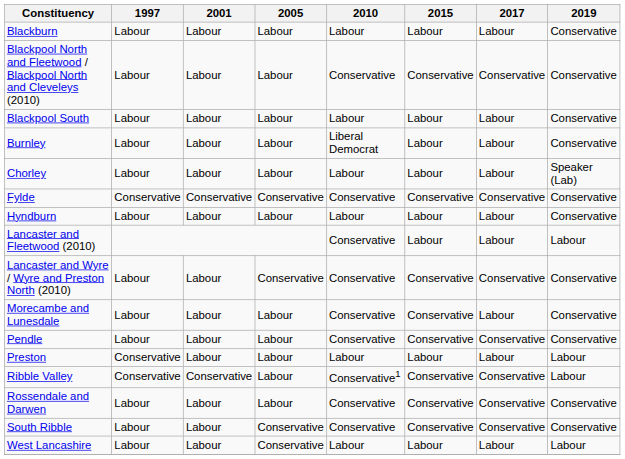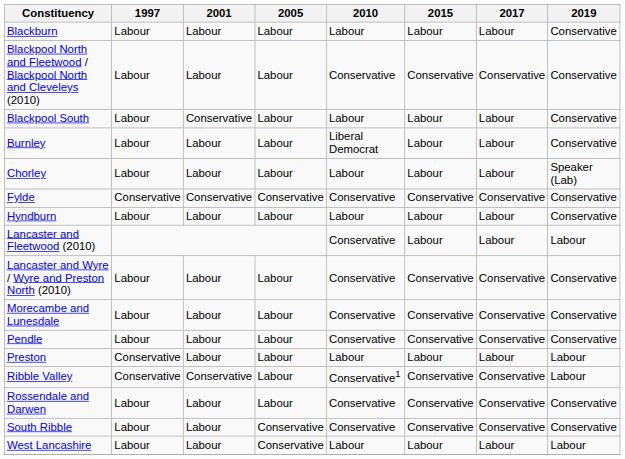(204, 118) Labour -> (219, 118) Conservative
(291, 277) Conservative -> (275, 277) Labour
(497, 315) Labour -> (512, 315) Conservative
